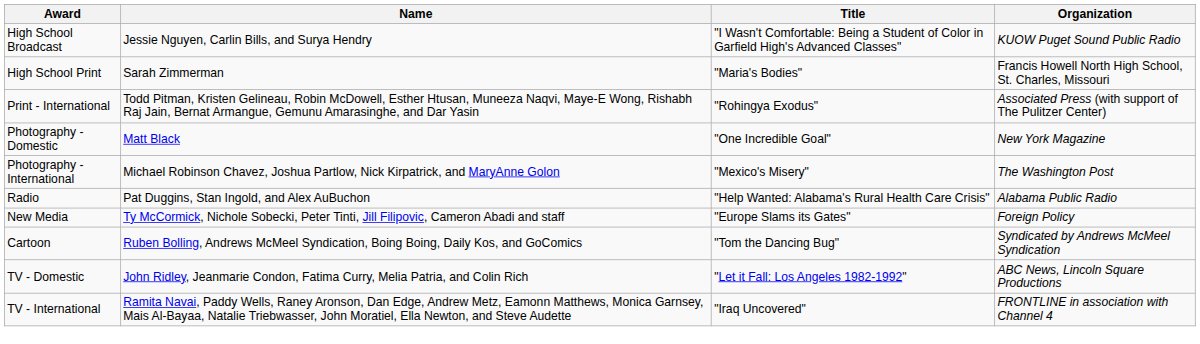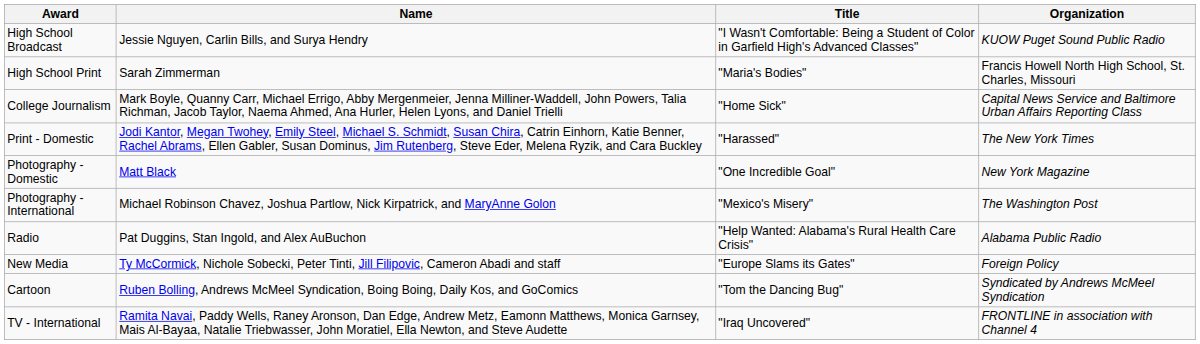+ row: (59, 106)
+ row: (50, 139)
- row: (59, 106)
- row: (46, 276)
